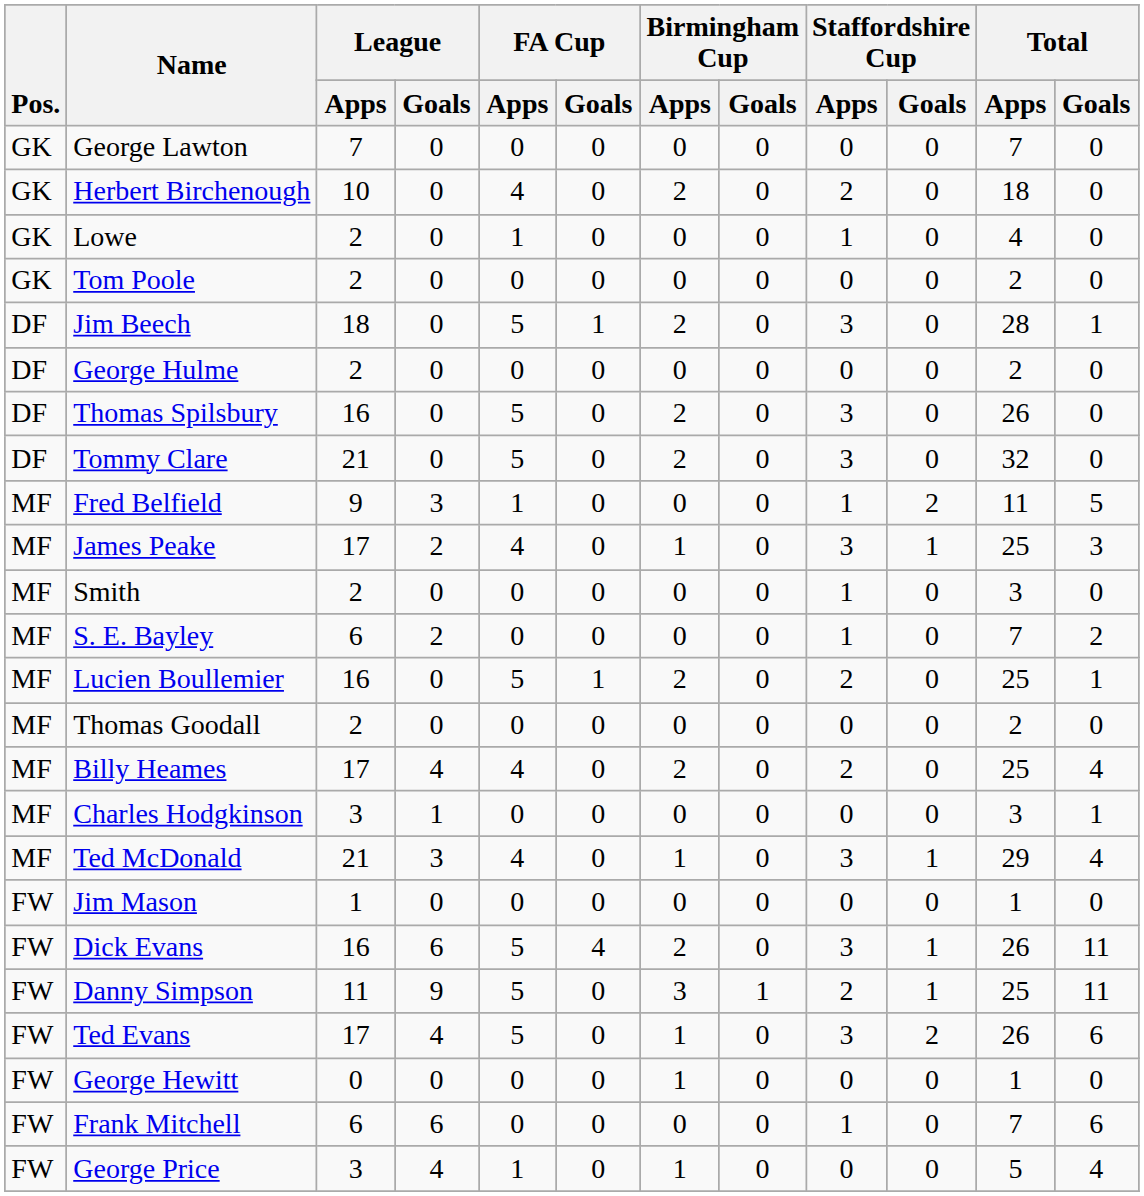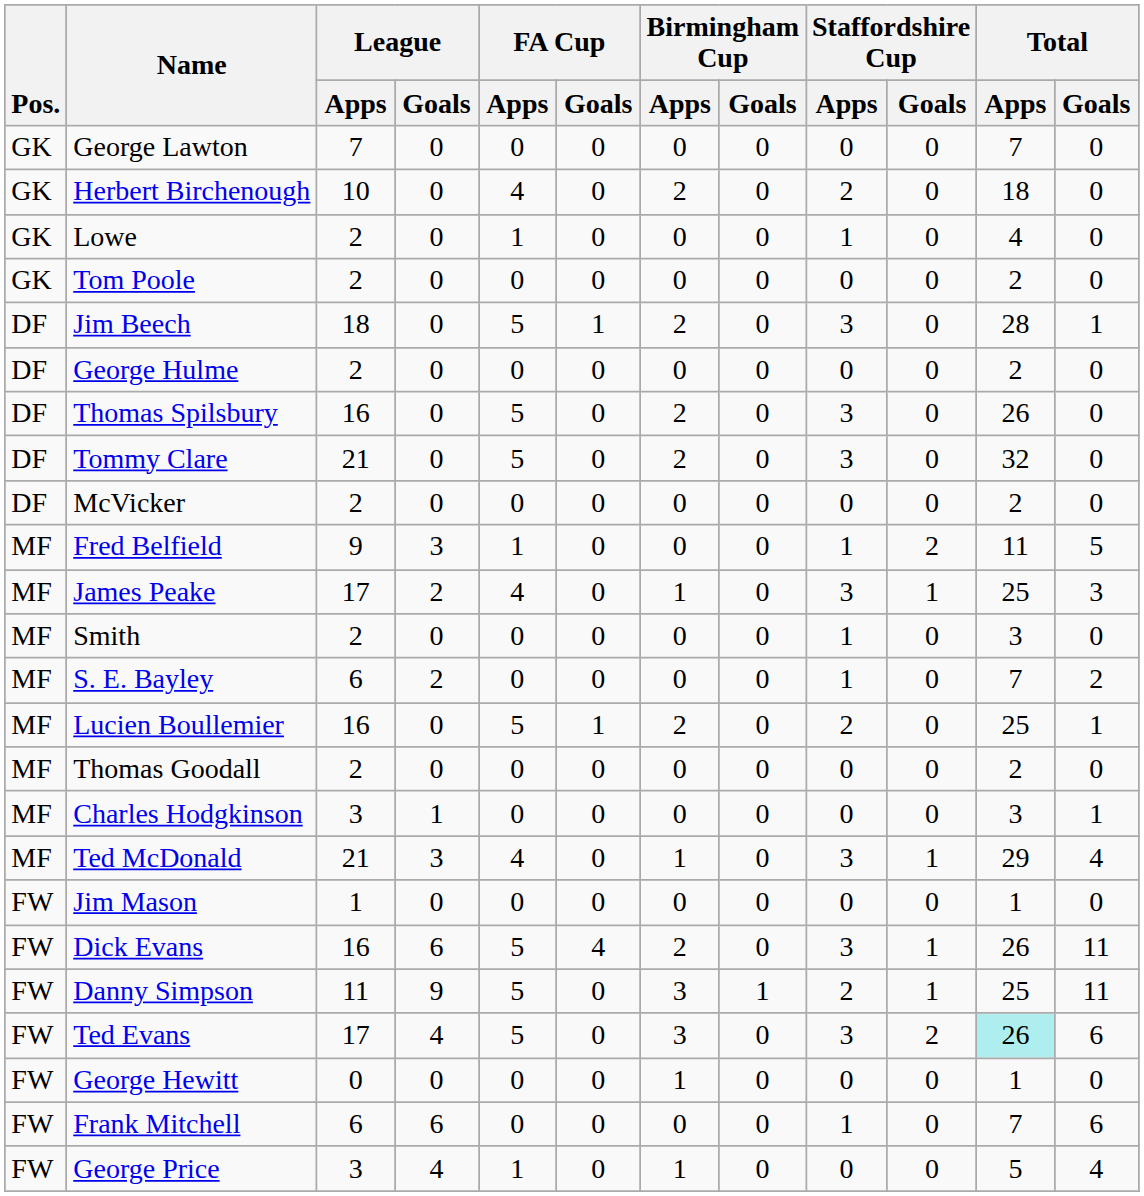+ row: (129, 502)
- row: (150, 768)
(680, 1035) 1 -> (680, 1035) 3
(1015, 1035) no background -> (1015, 1035) paleturquoise background
